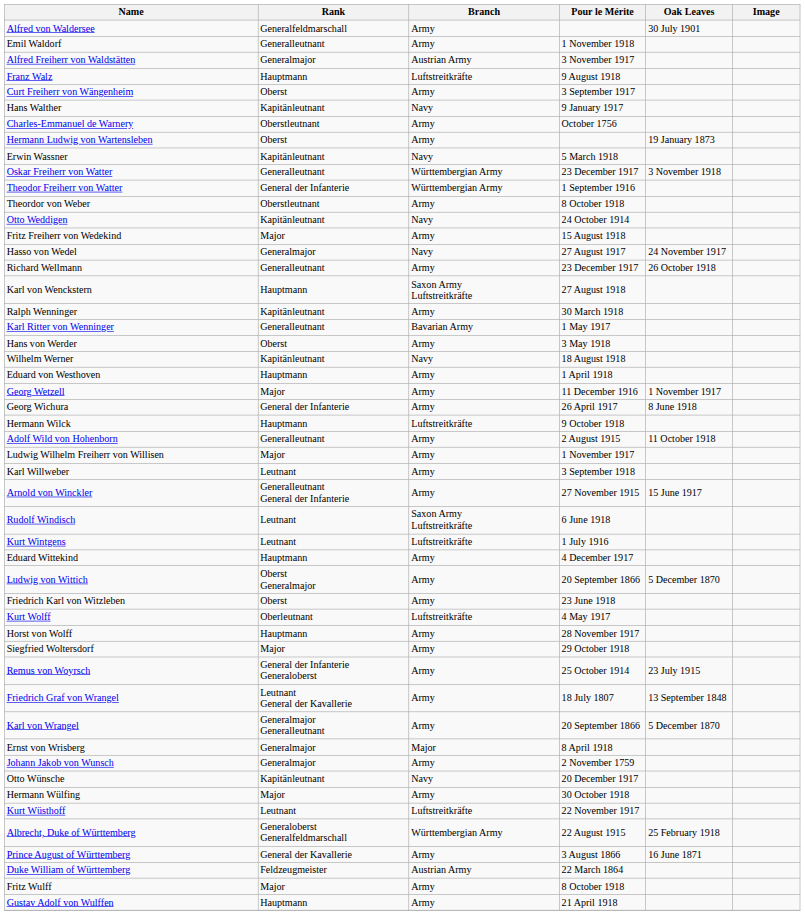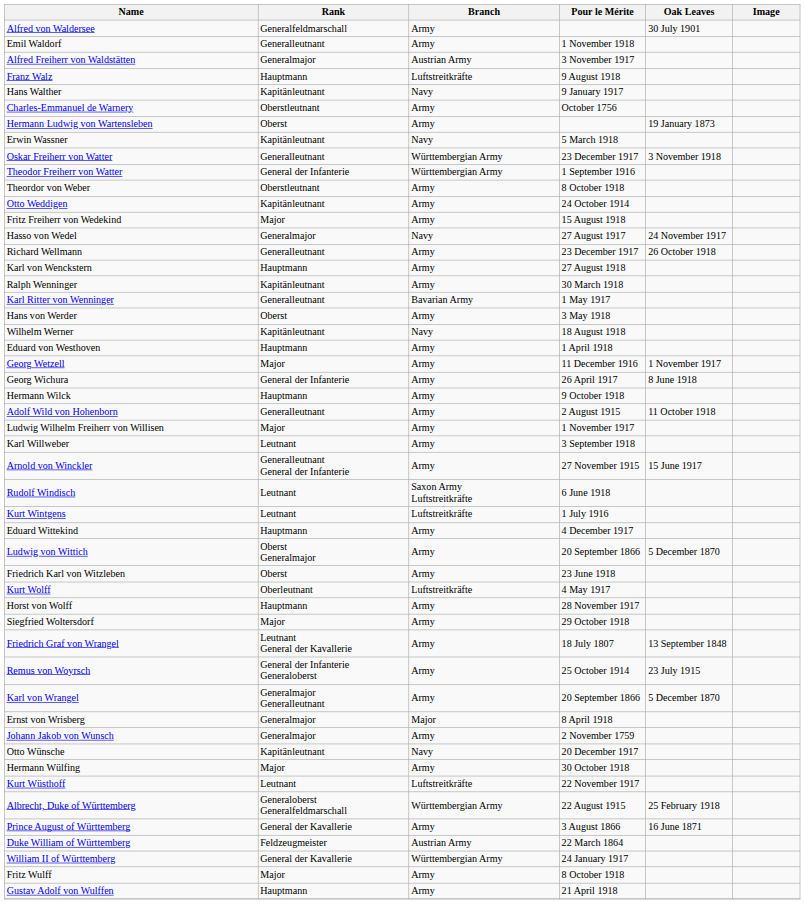- row: (70, 92)
(422, 220) Navy -> (423, 204) Army
(442, 289) Saxon Army Luftstreitkräfte -> (423, 268) Army
(442, 423) Luftstreitkräfte -> (423, 396) Army
rows swapped: (48, 671) <-> (63, 698)
+ row: (61, 859)
